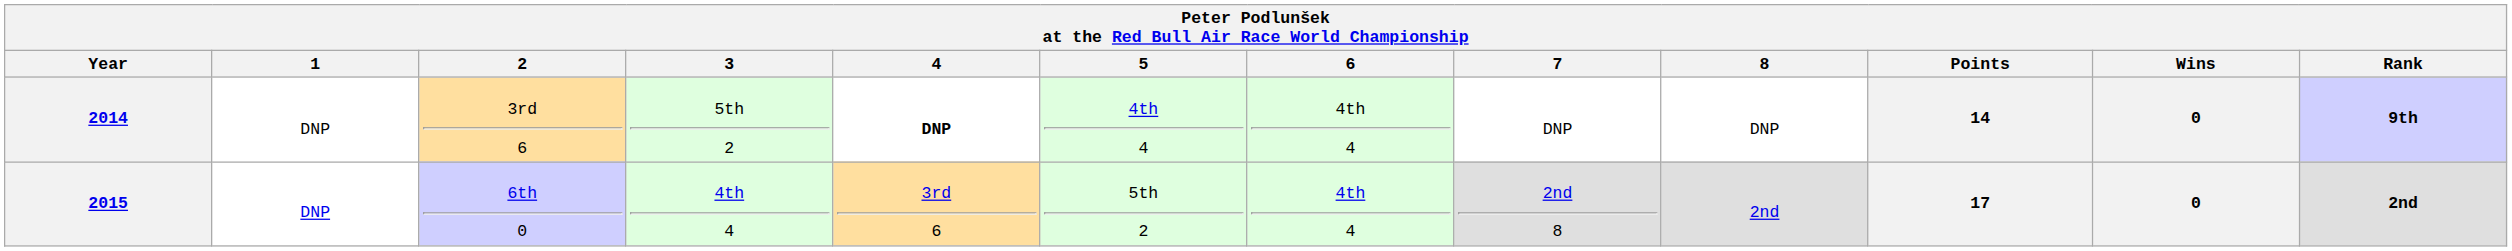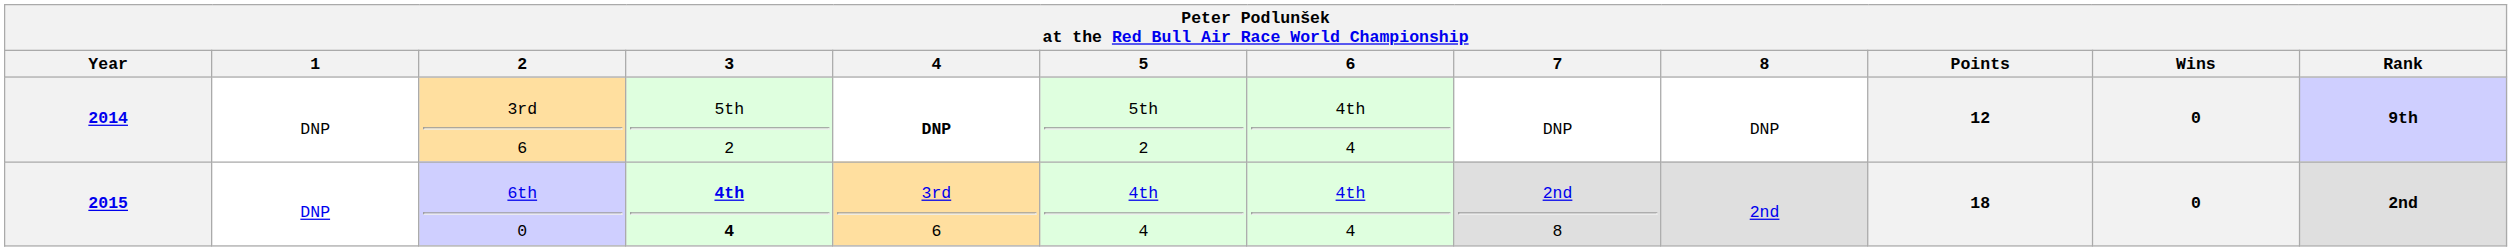(1143, 129) 4th 4 -> (1143, 129) 5th 2
(1980, 120) 14 -> (1980, 120) 12
(729, 213) normal -> (729, 213) bold
(1143, 213) 5th 2 -> (1143, 213) 4th 4
(1980, 204) 17 -> (1980, 204) 18
